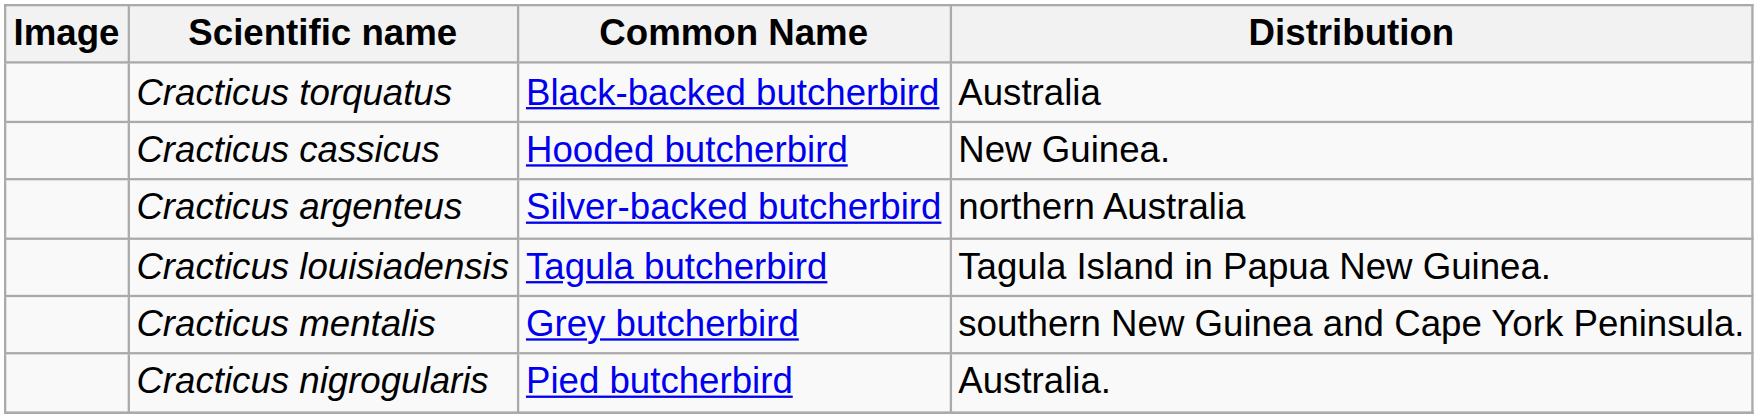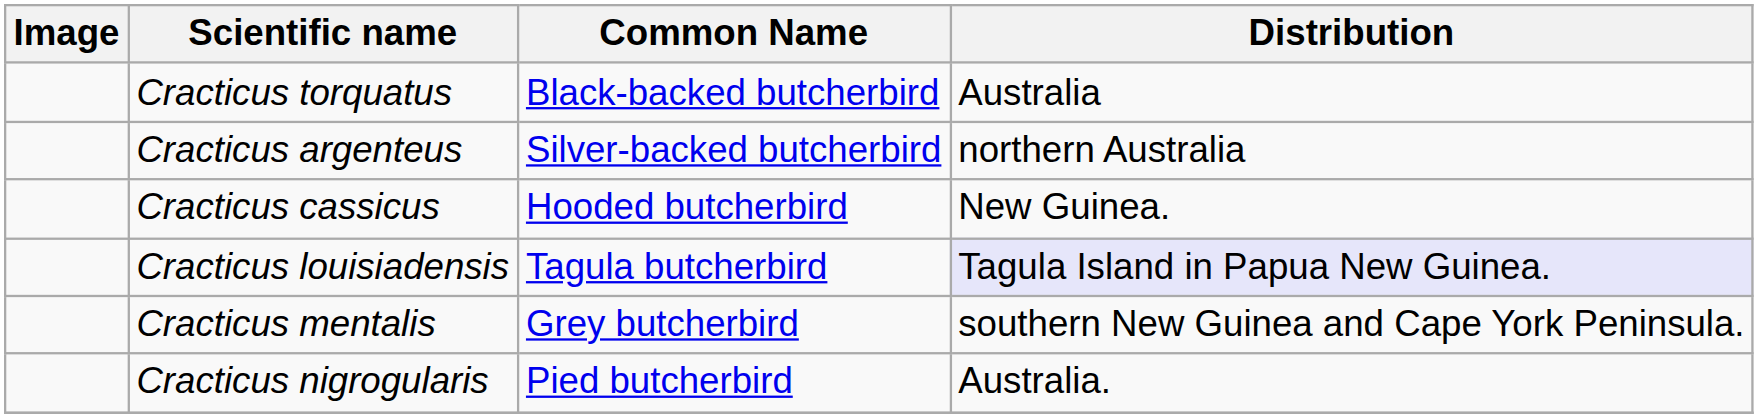rows swapped: (299, 207) <-> (288, 149)
(1255, 265) no background -> (1255, 265) lavender background
